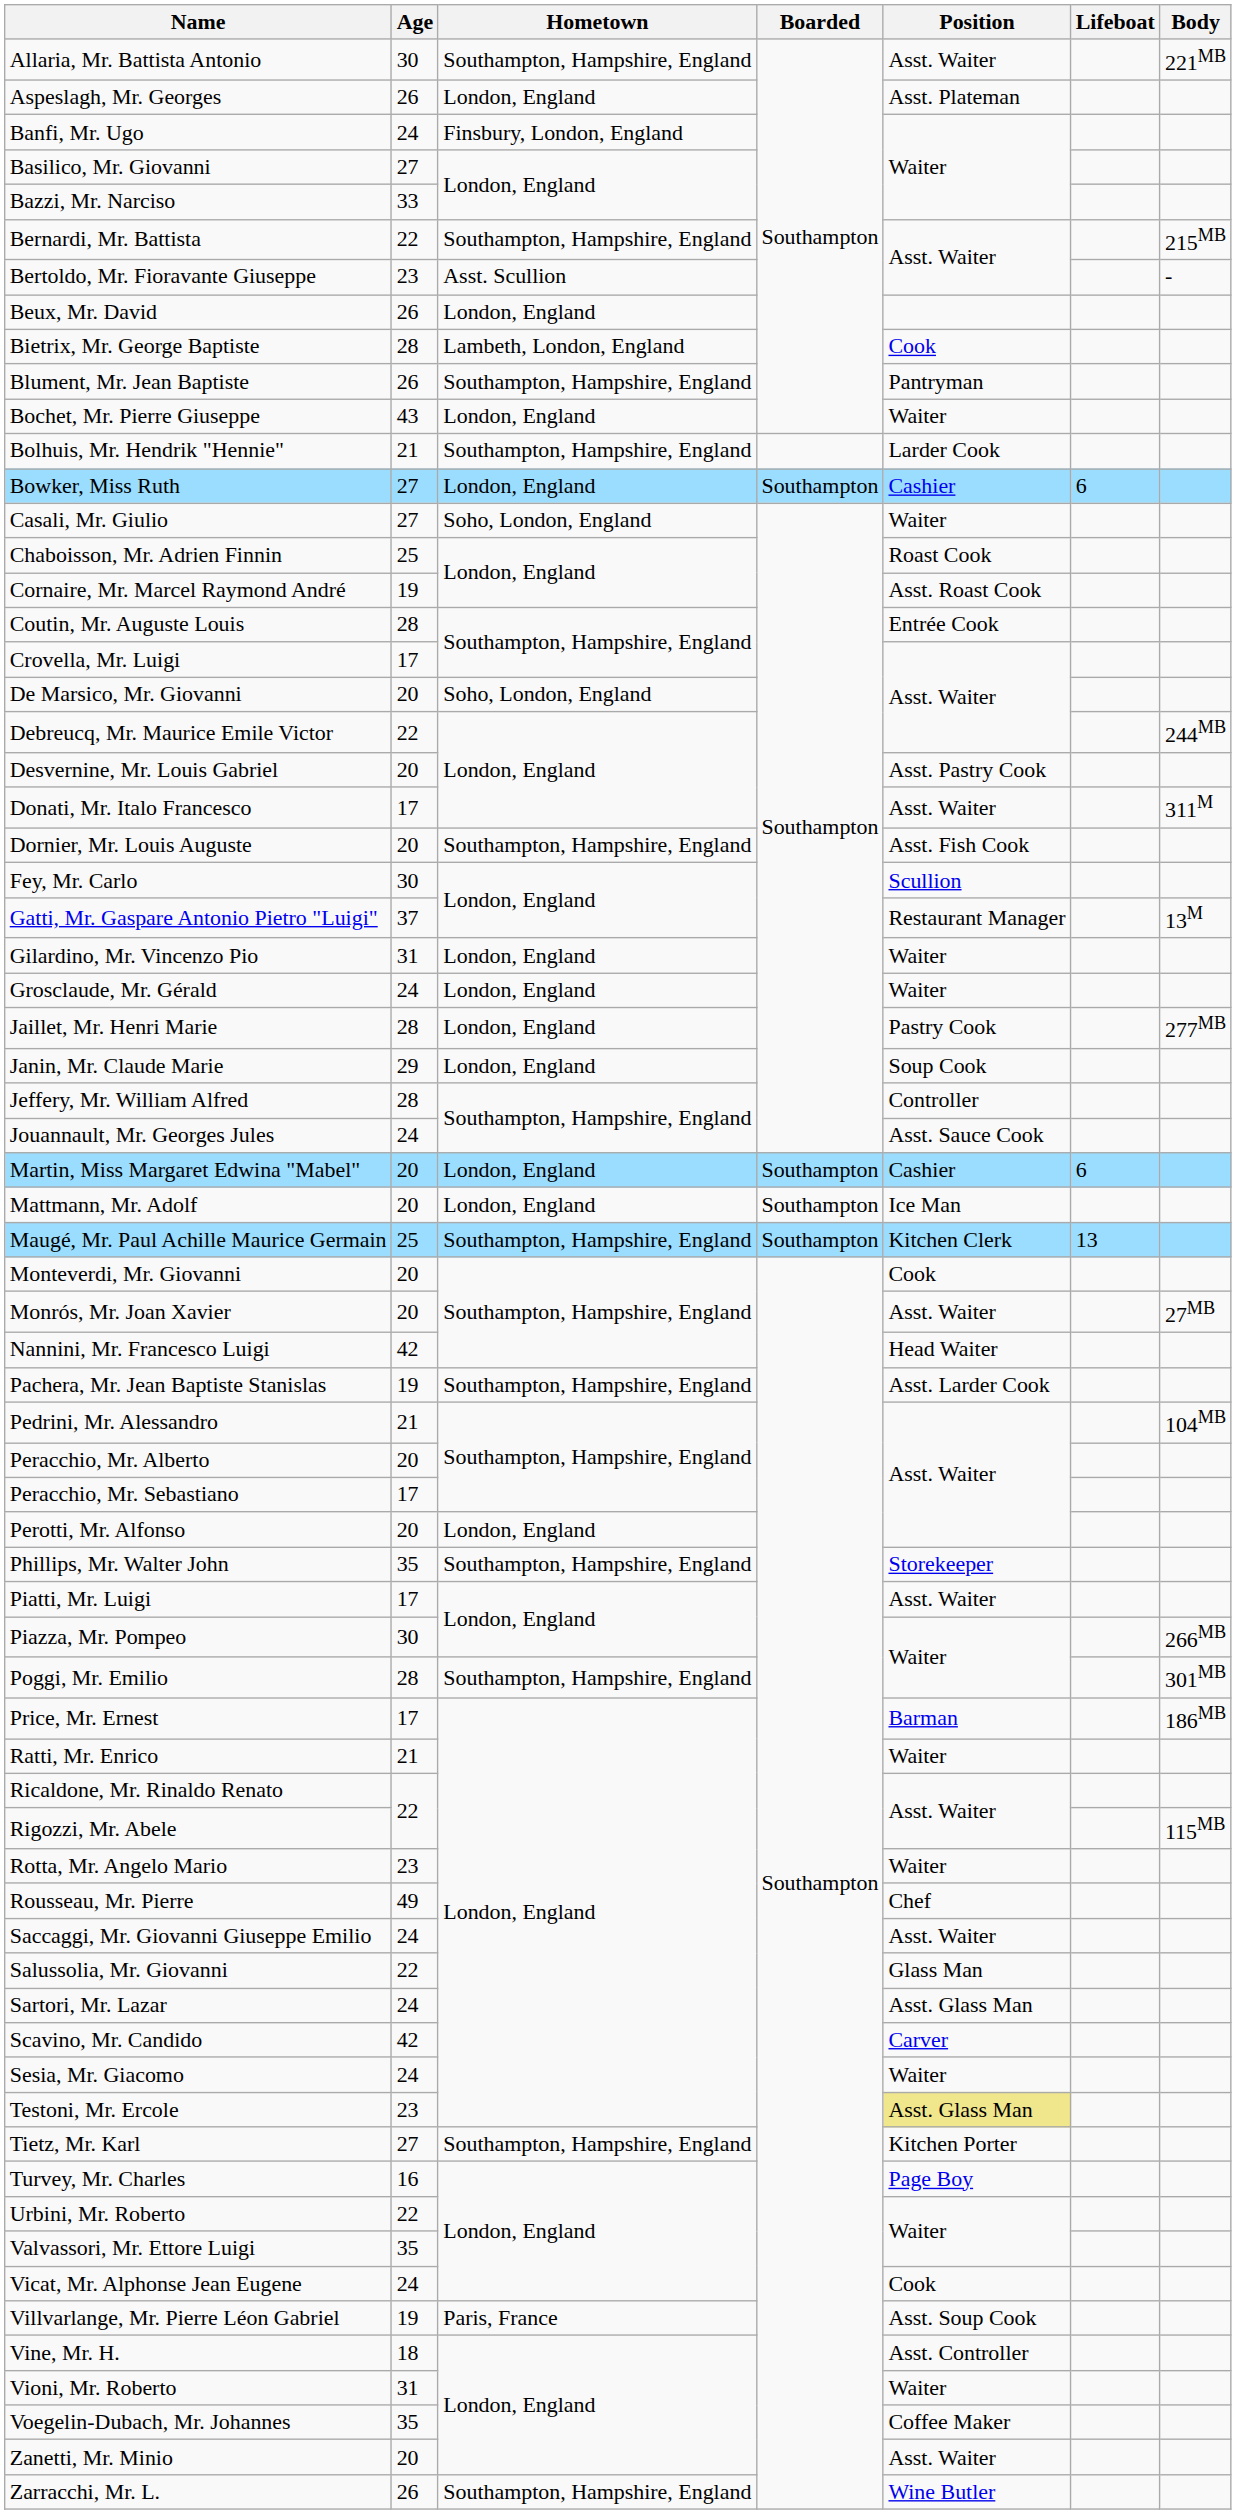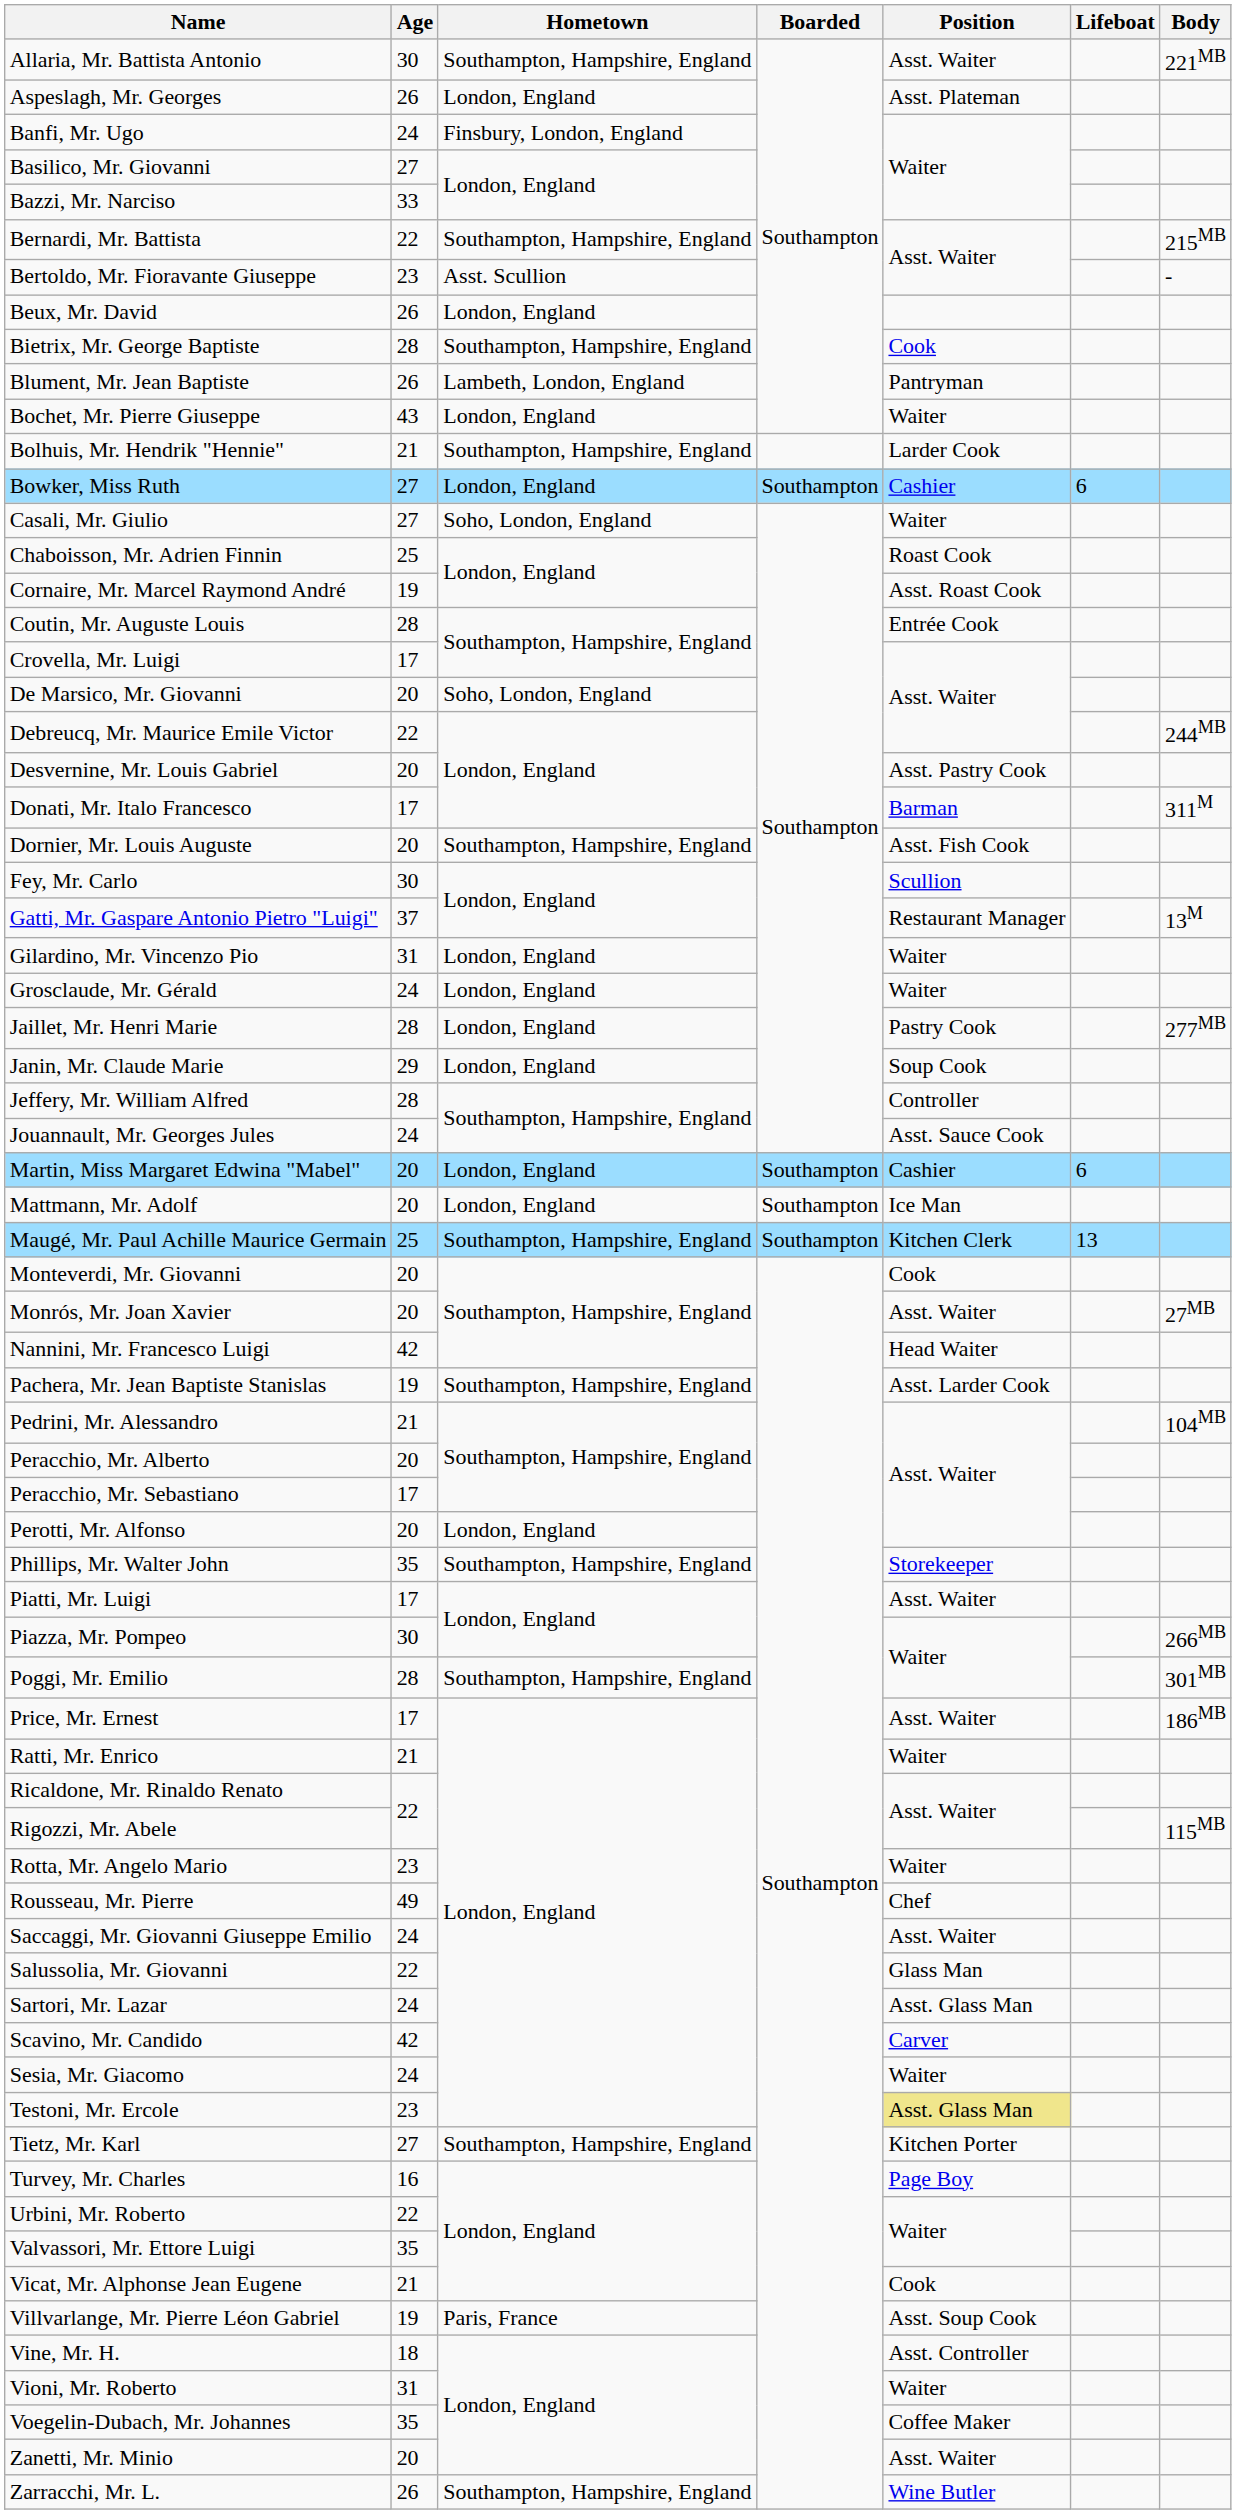(564, 346) Lambeth, London, England -> (597, 346) Southampton, Hampshire, England
(597, 381) Southampton, Hampshire, England -> (564, 381) Lambeth, London, England
(942, 807) Asst. Waiter -> (923, 807) Barman
(923, 1718) Barman -> (942, 1718) Asst. Waiter
(408, 2283) 24 -> (408, 2283) 21
